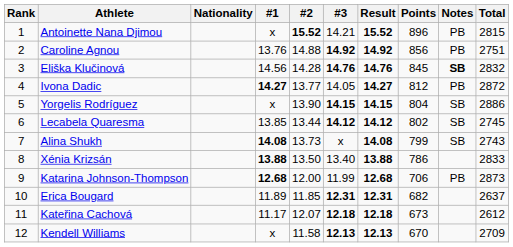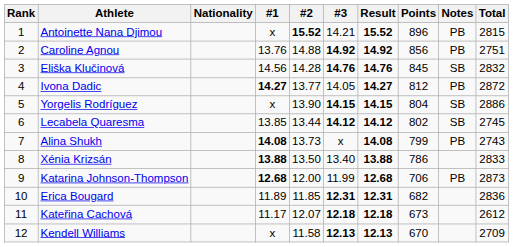(457, 68) bold -> (457, 68) normal
(457, 141) SB -> (457, 141) PB
(492, 196) 2637 -> (492, 196) 2836
